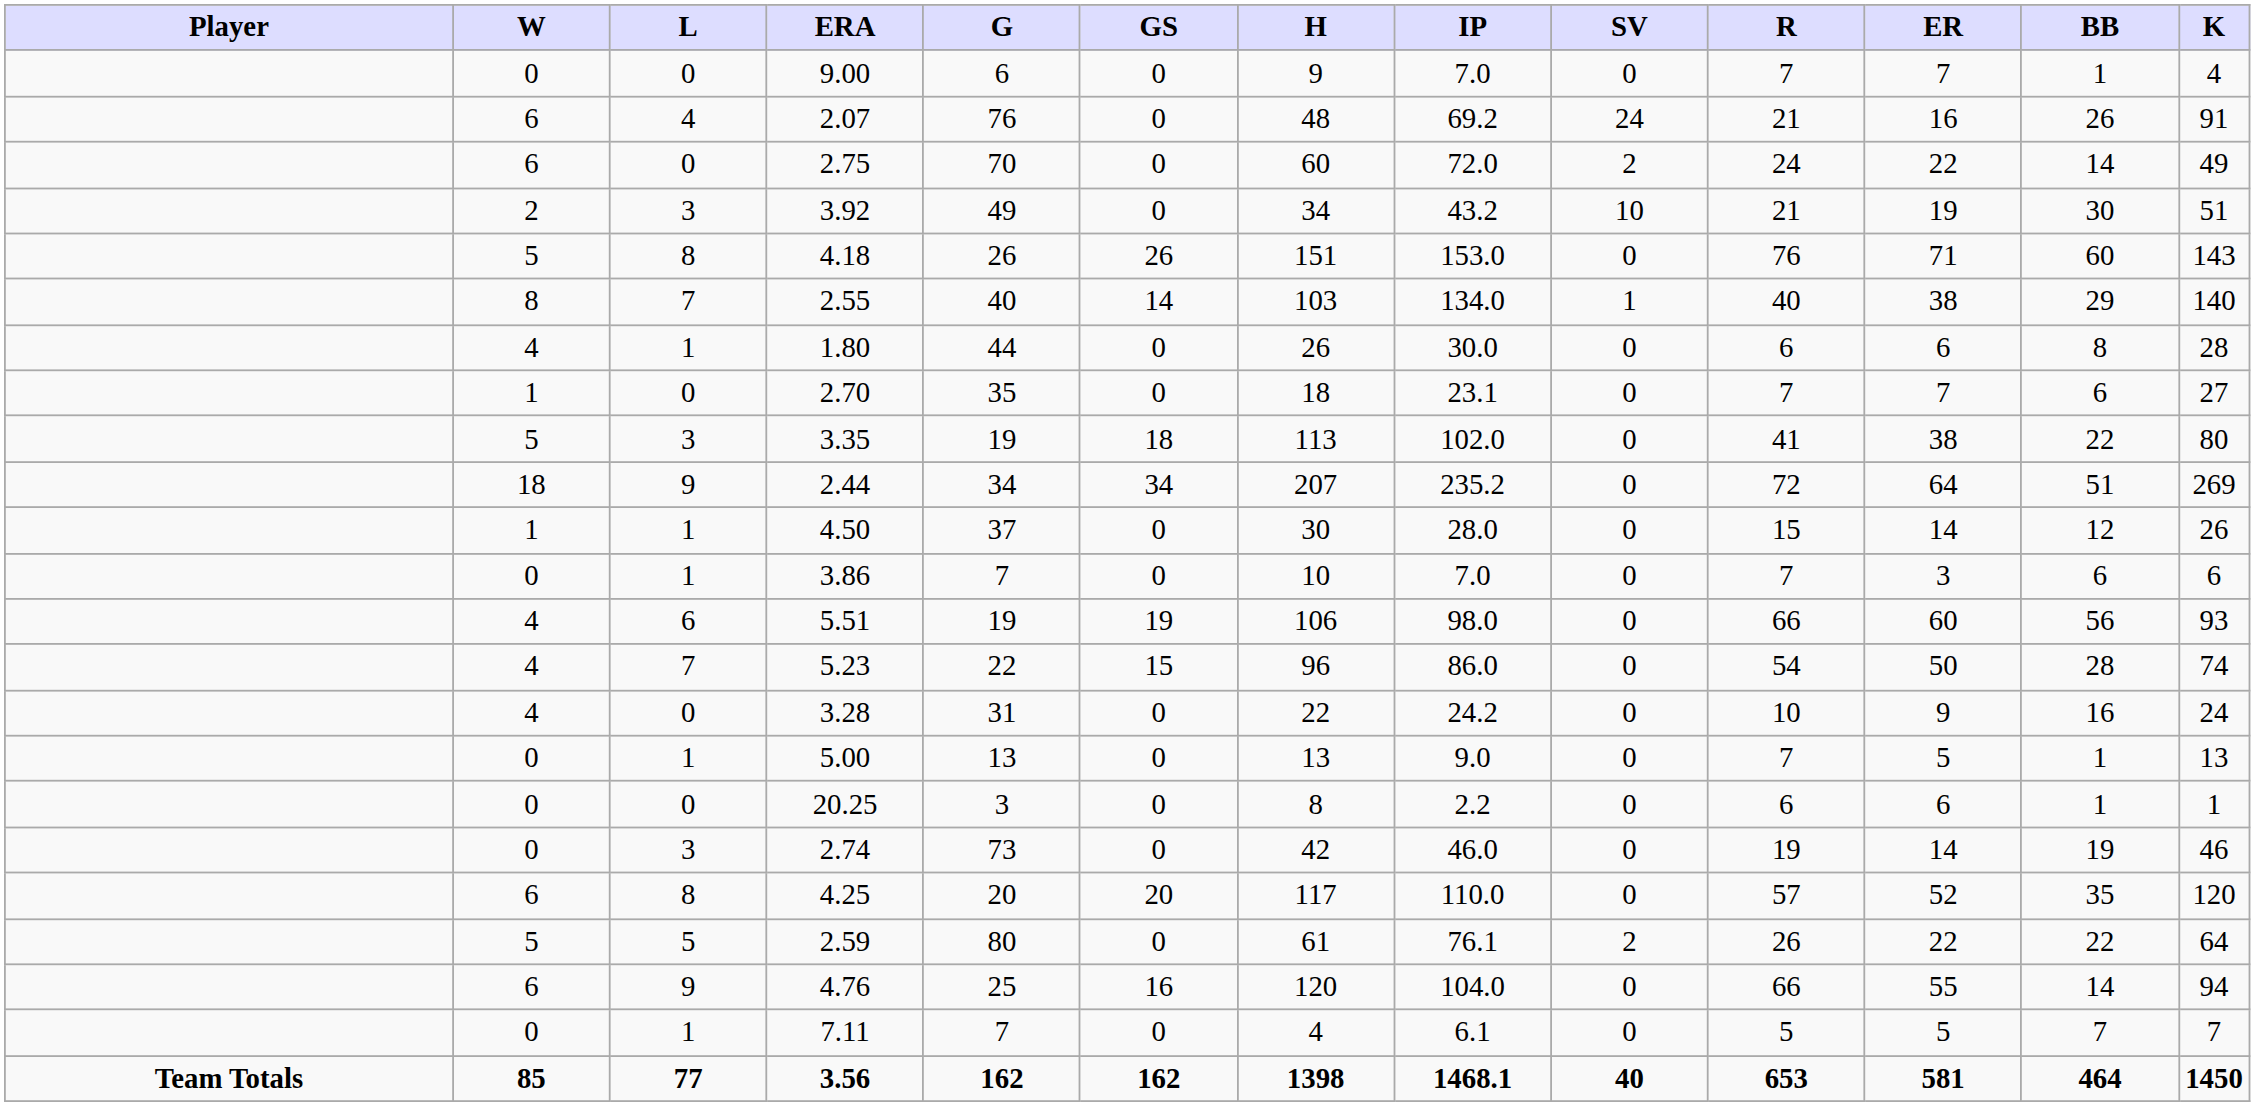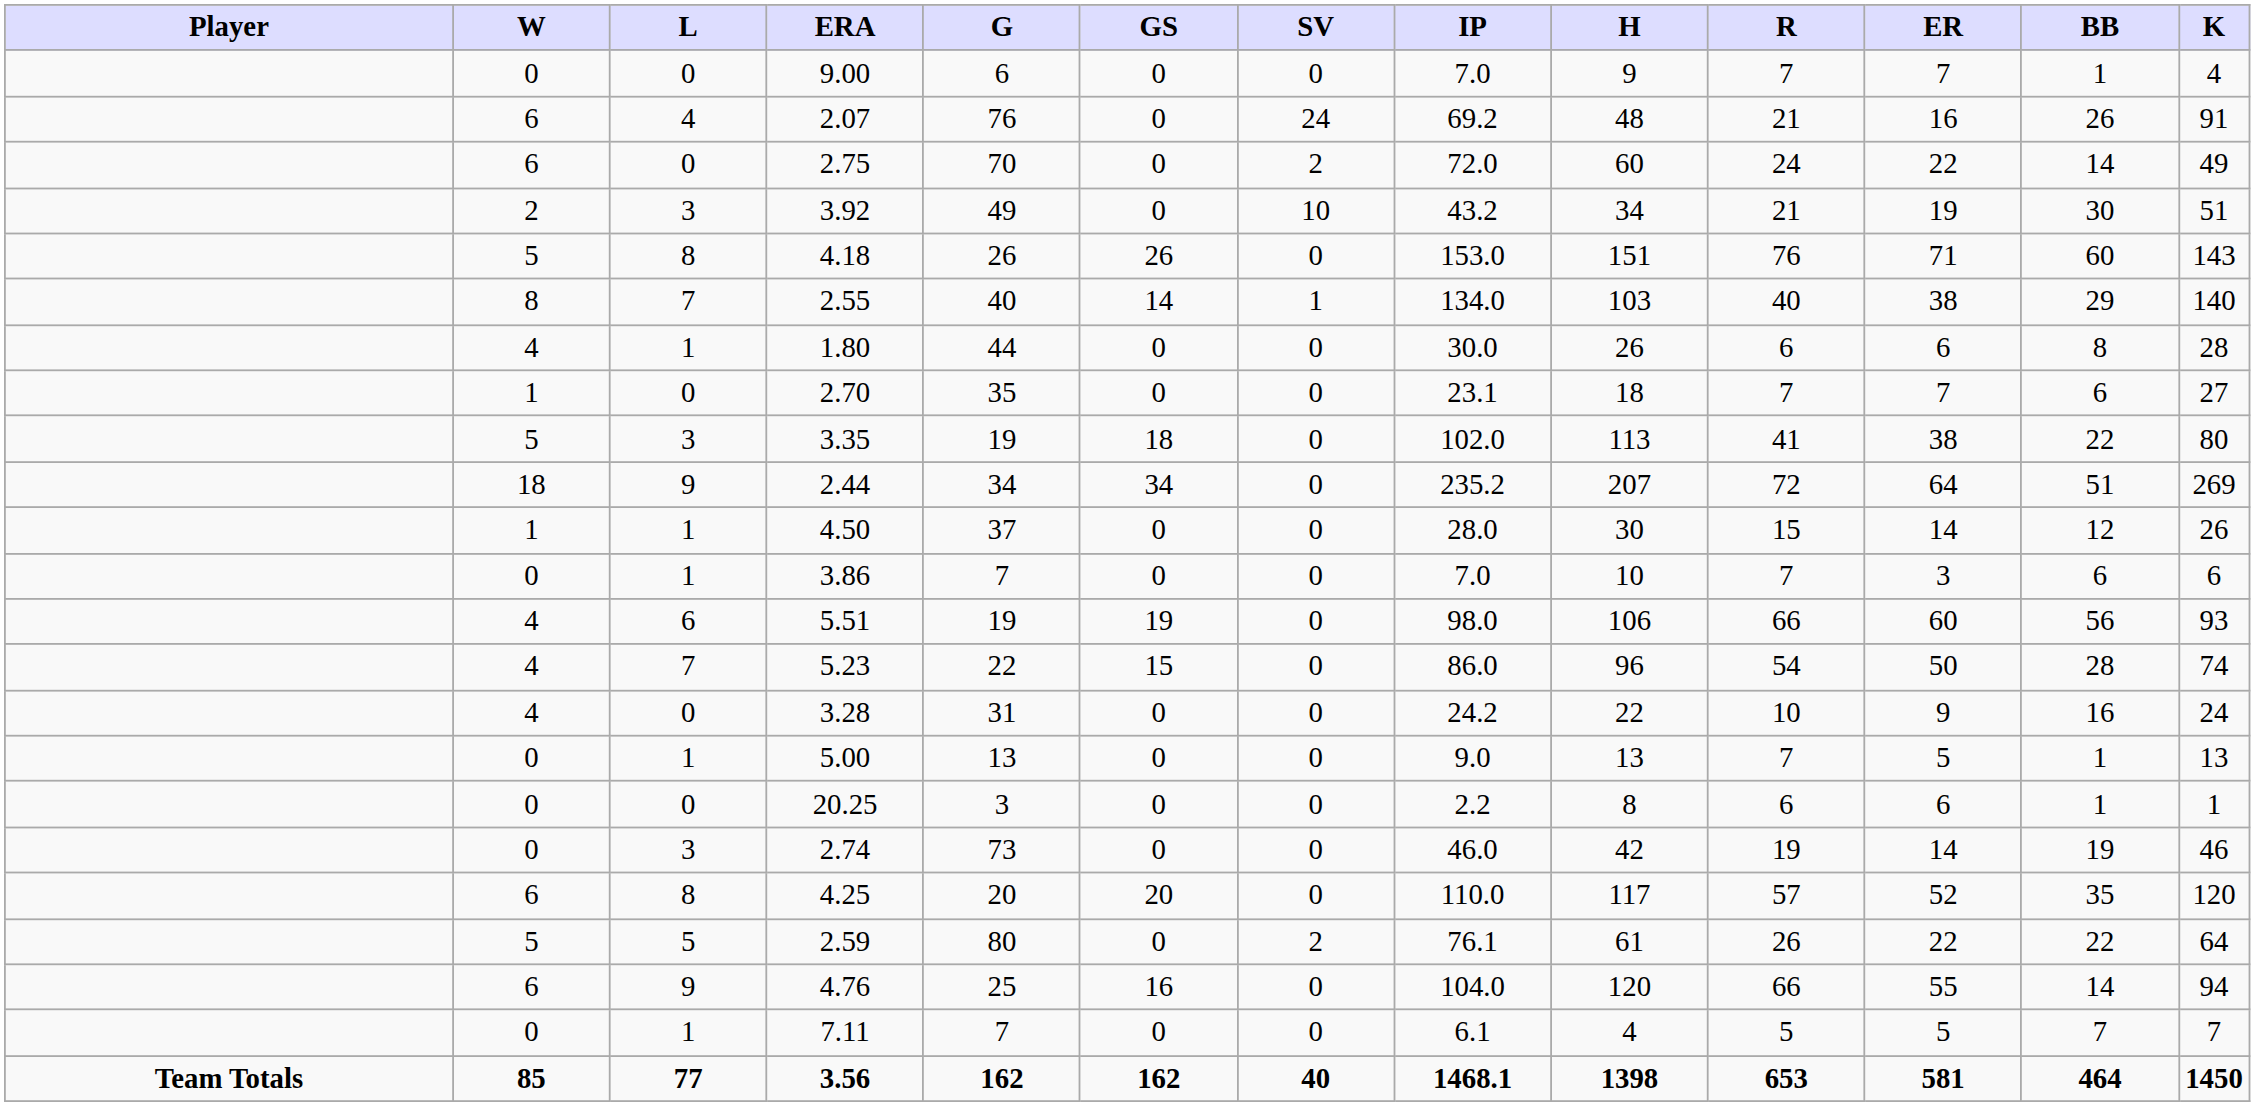columns swapped: (1629, 27) <-> (1316, 27)
